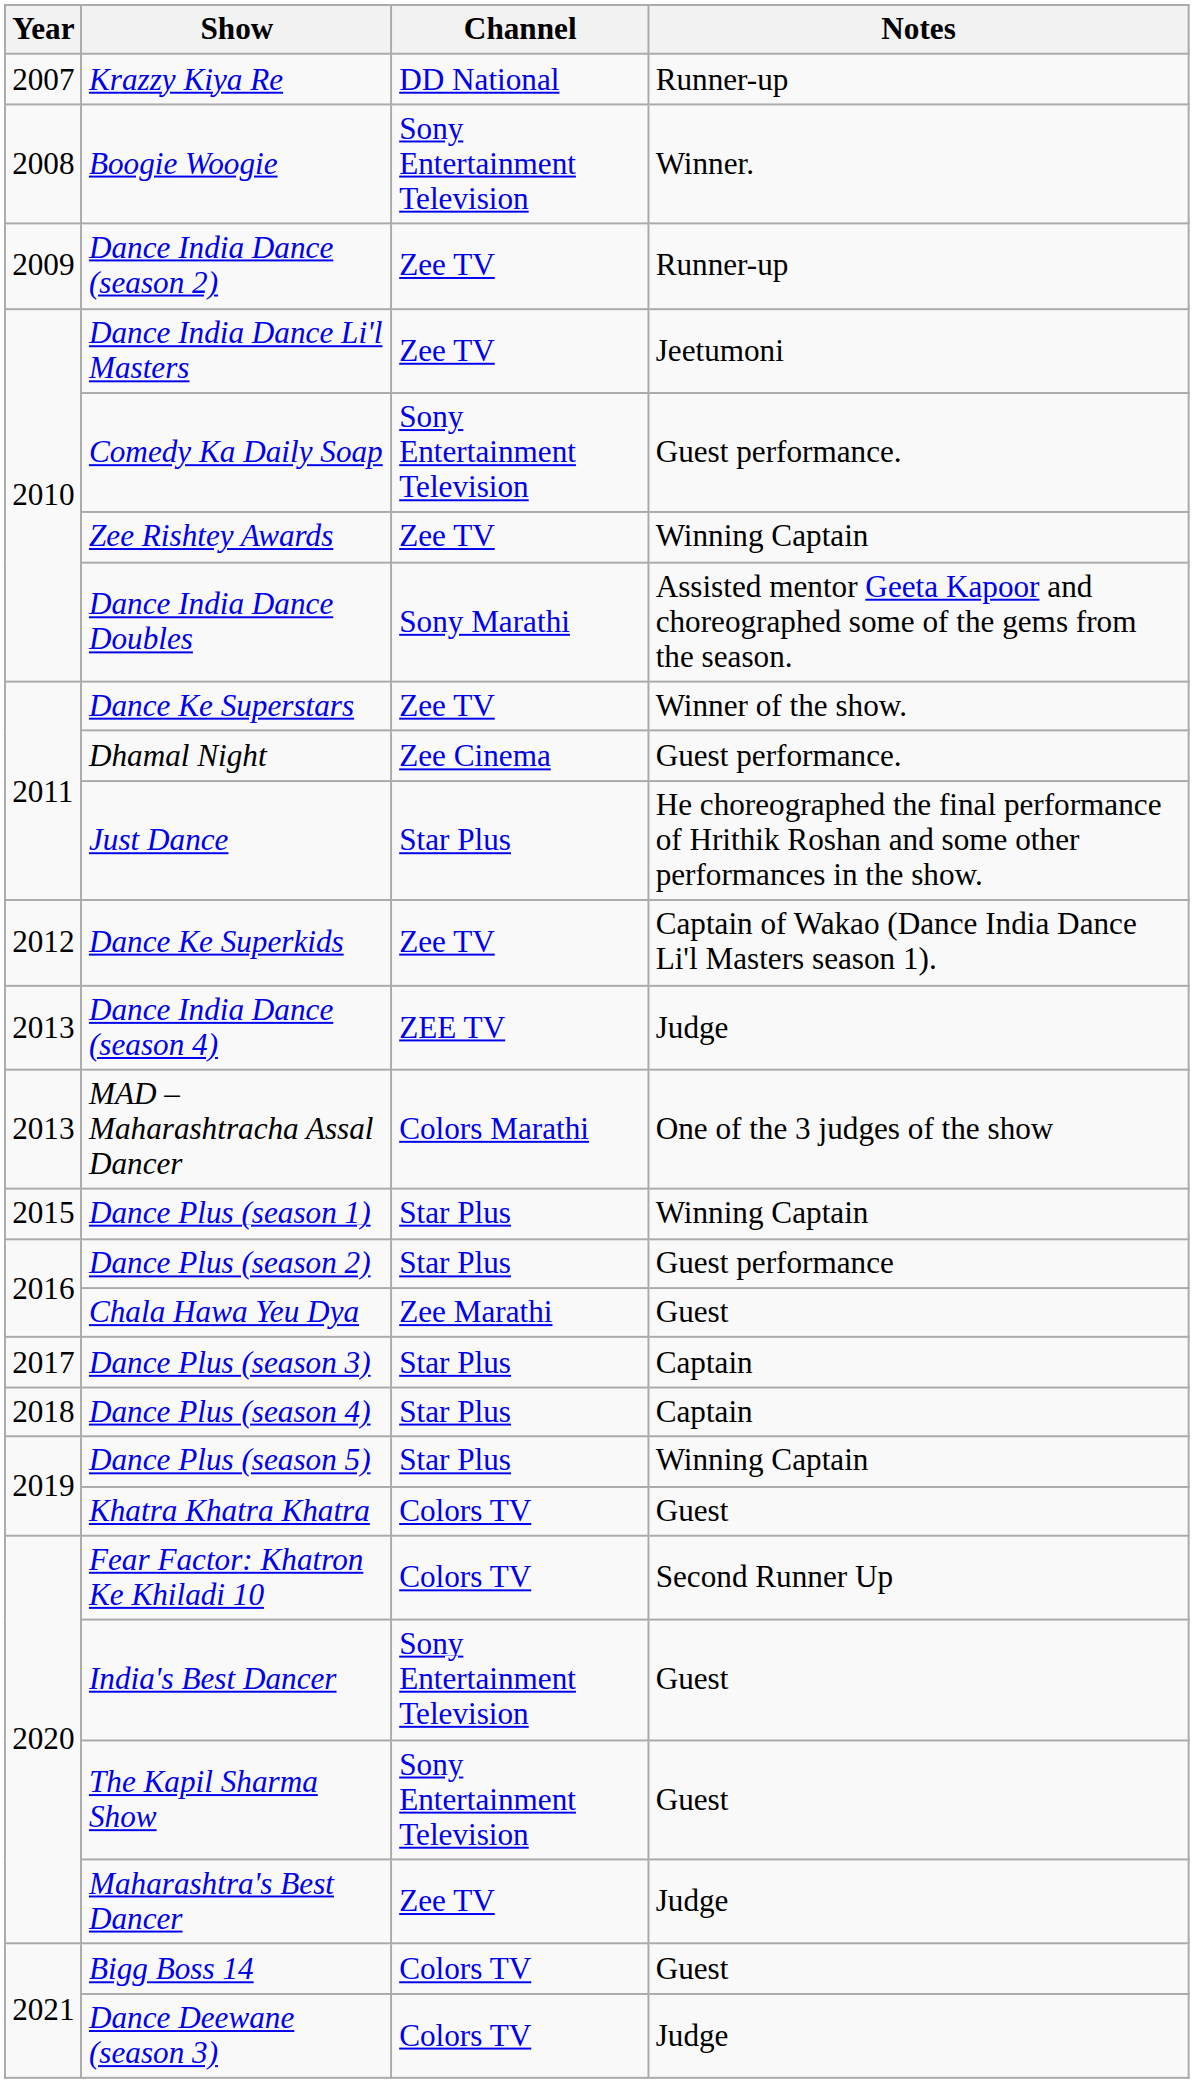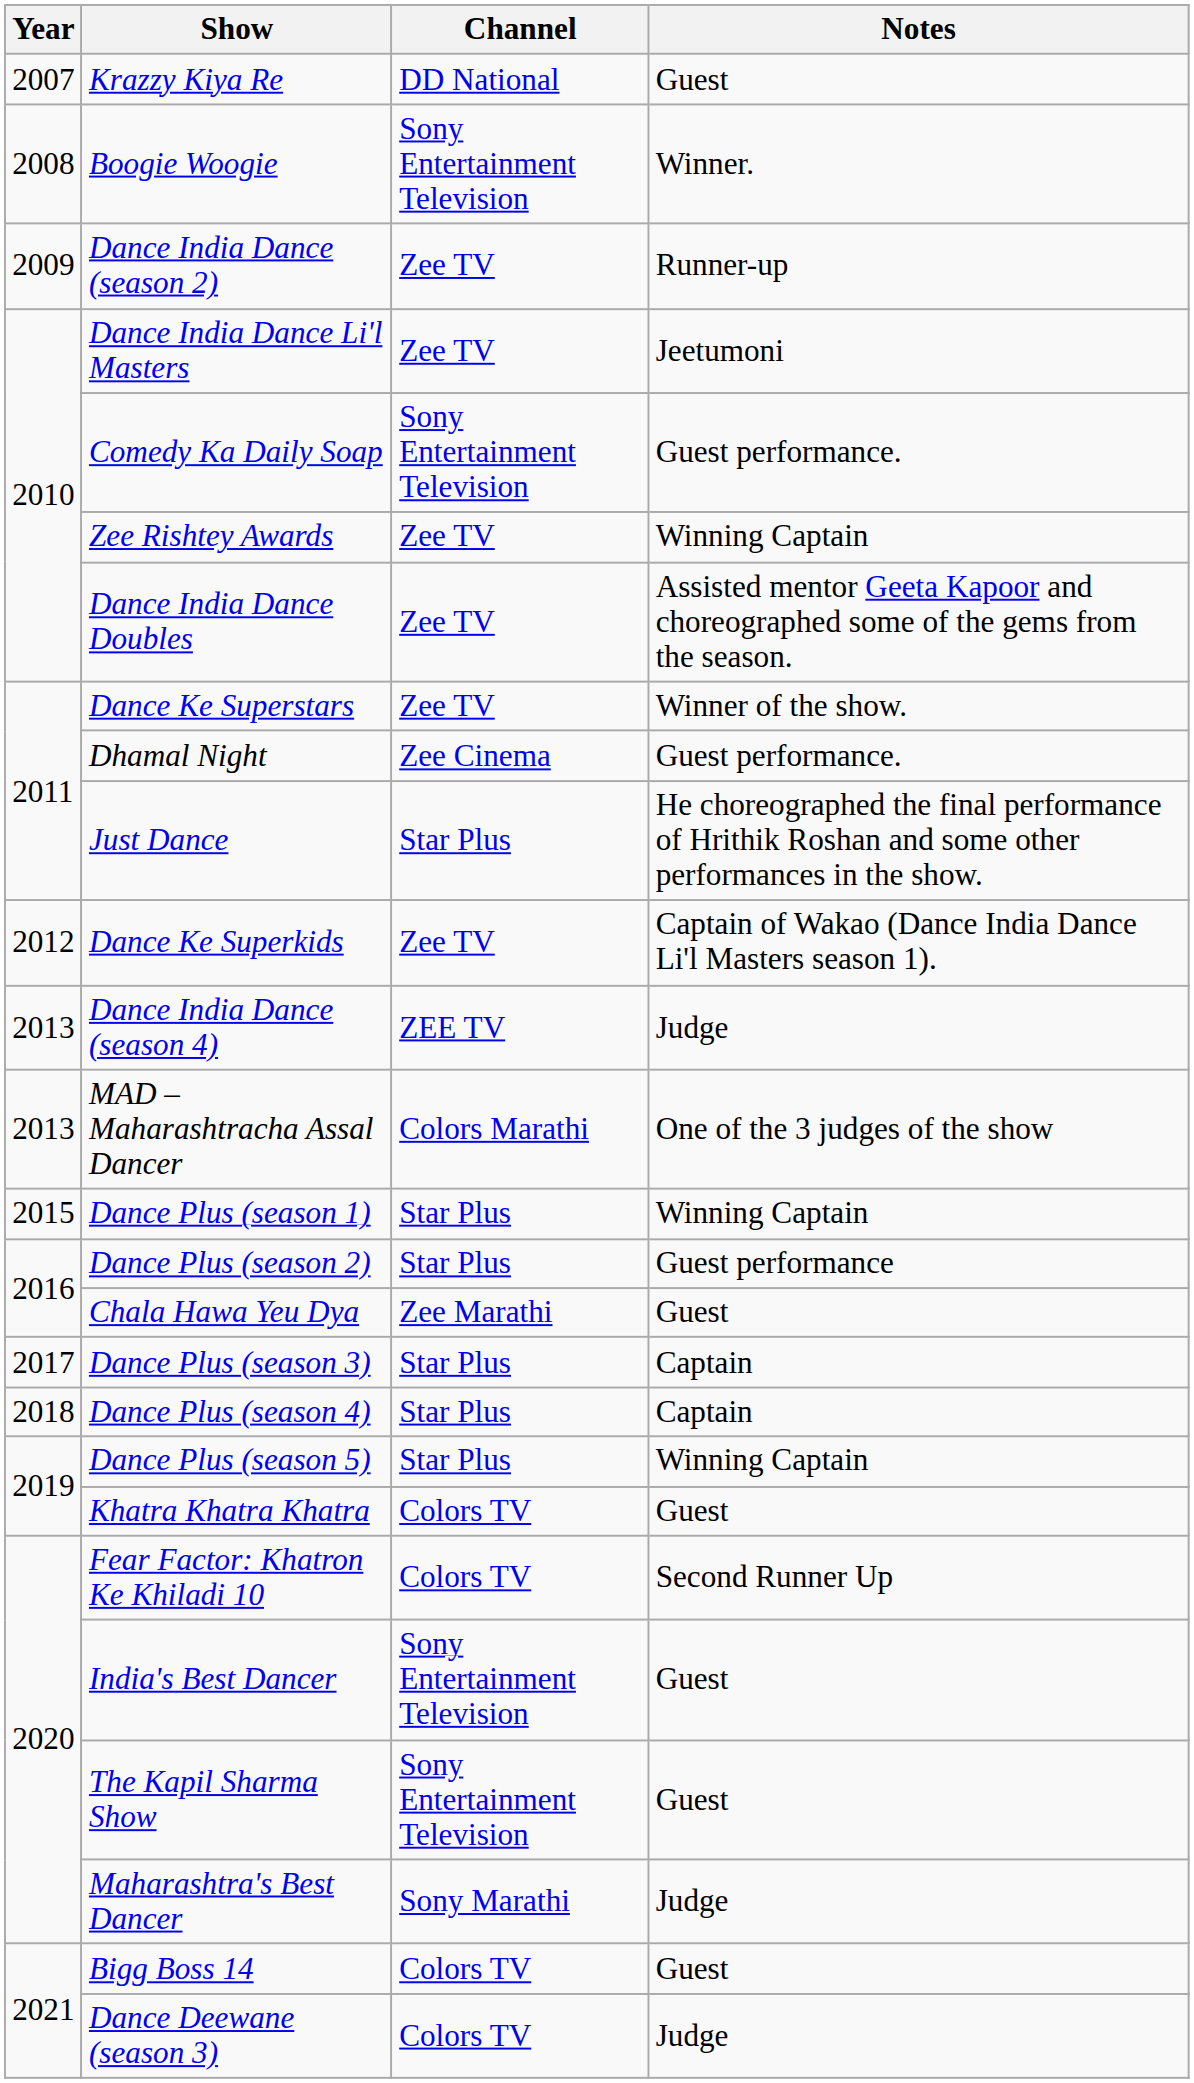(722, 78) Runner-up -> (692, 78) Guest
(485, 621) Sony Marathi -> (447, 621) Zee TV
(447, 1901) Zee TV -> (485, 1901) Sony Marathi
